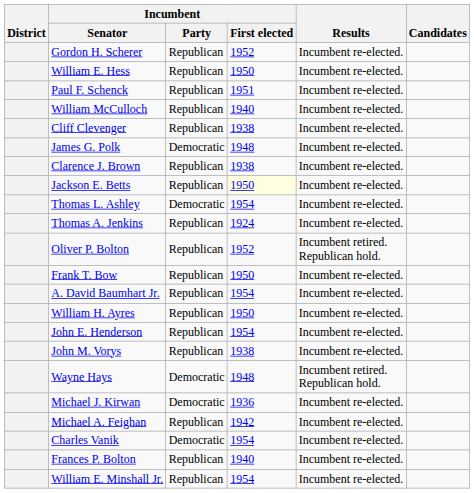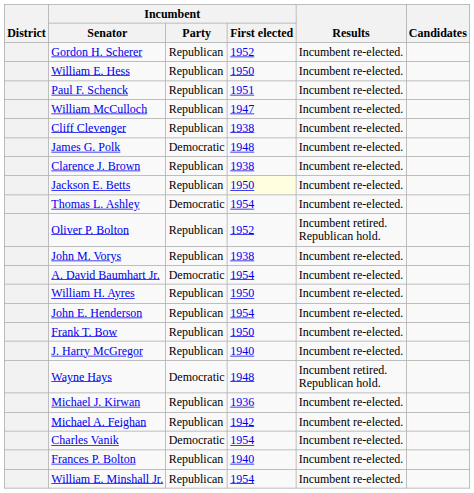(242, 109) 1940 -> (242, 109) 1947
- row: (97, 223)
rows swapped: (86, 351) <-> (84, 274)
(196, 293) Republican -> (197, 274) Democratic
+ row: (97, 351)
(197, 402) Democratic -> (196, 402) Republican
